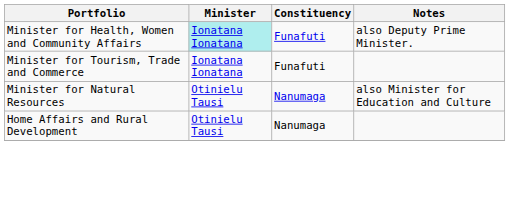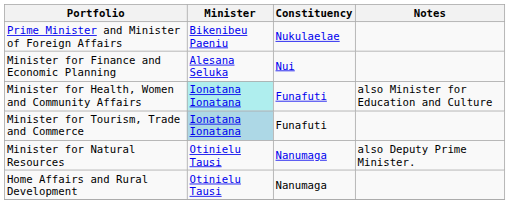+ row: (94, 37)
+ row: (84, 66)
(411, 37) also Deputy Prime Minister. -> (425, 96) also Minister for Education and Culture
(217, 66) no background -> (215, 126) lightblue background
(424, 96) also Minister for Education and Culture -> (412, 155) also Deputy Prime Minister.
